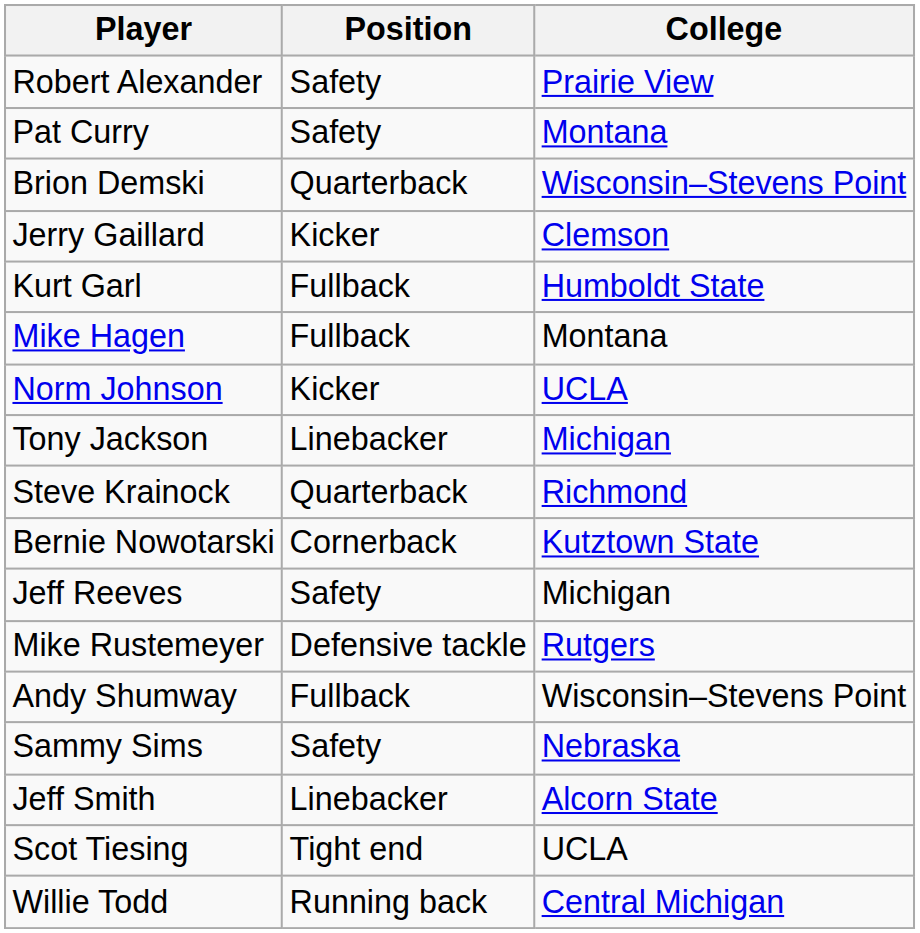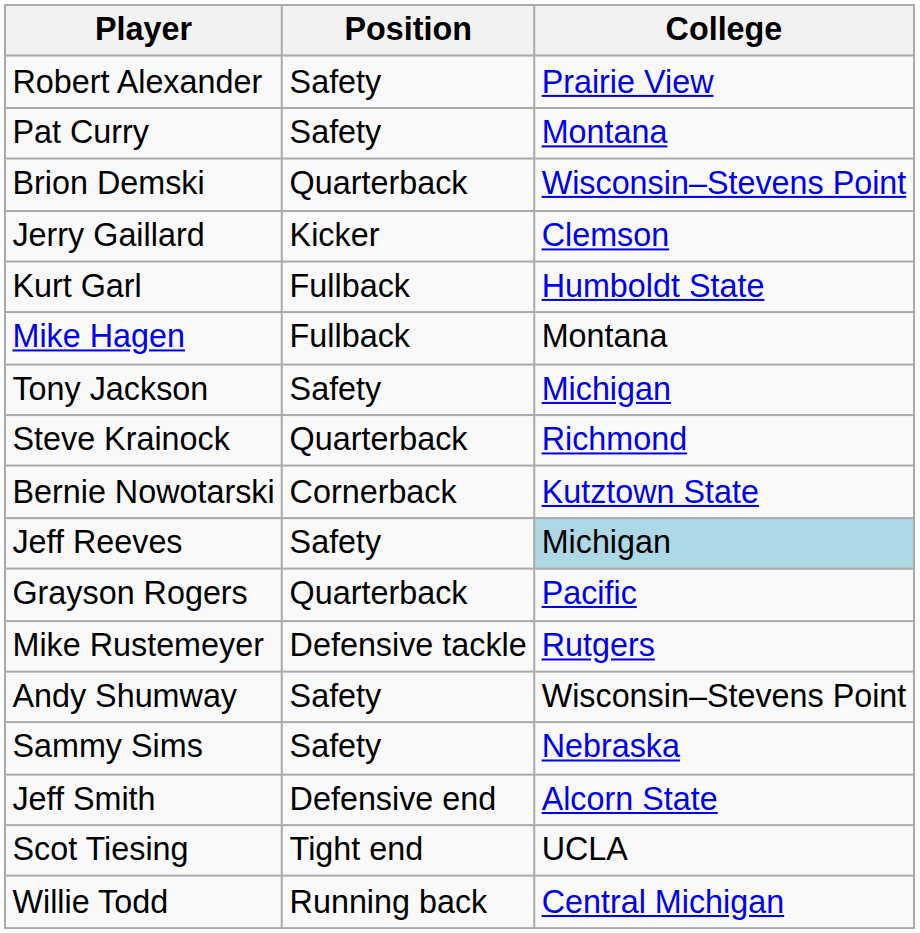- row: (118, 388)
(369, 440) Linebacker -> (335, 388) Safety
(606, 593) no background -> (606, 542) lightblue background
+ row: (130, 593)
(350, 696) Fullback -> (335, 696) Safety
(369, 798) Linebacker -> (393, 798) Defensive end
